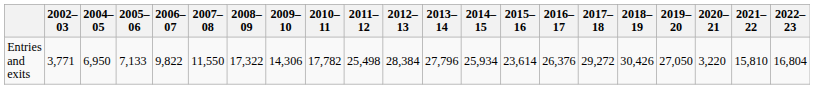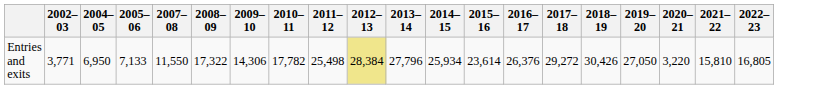- column: (170, 20)
(403, 60) no background -> (367, 60) khaki background
(790, 60) 16,804 -> (754, 60) 16,805
